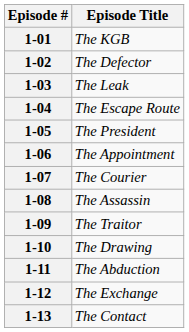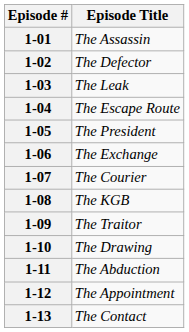(102, 39) The KGB -> (113, 39) The Assassin
(125, 154) The Appointment -> (116, 154) The Exchange
(113, 200) The Assassin -> (102, 200) The KGB
(116, 293) The Exchange -> (125, 293) The Appointment
